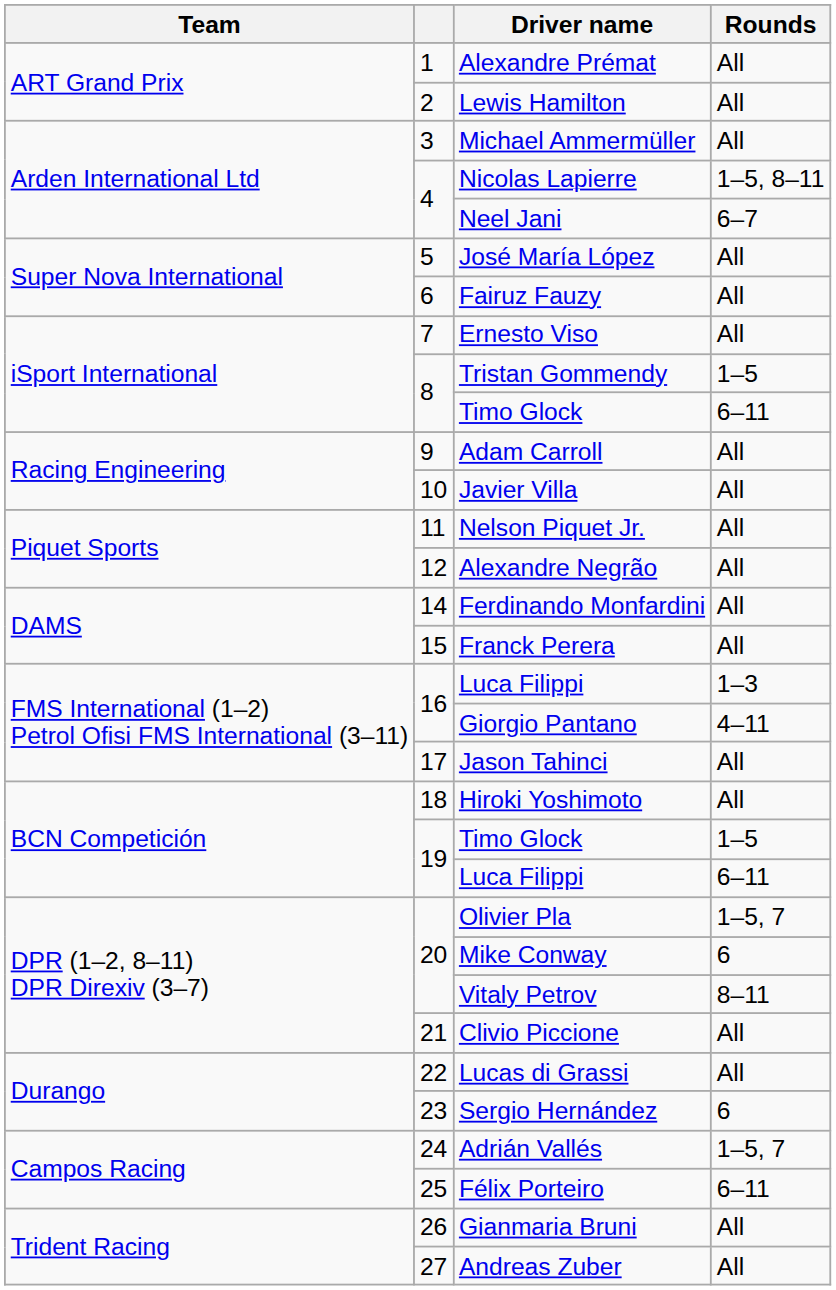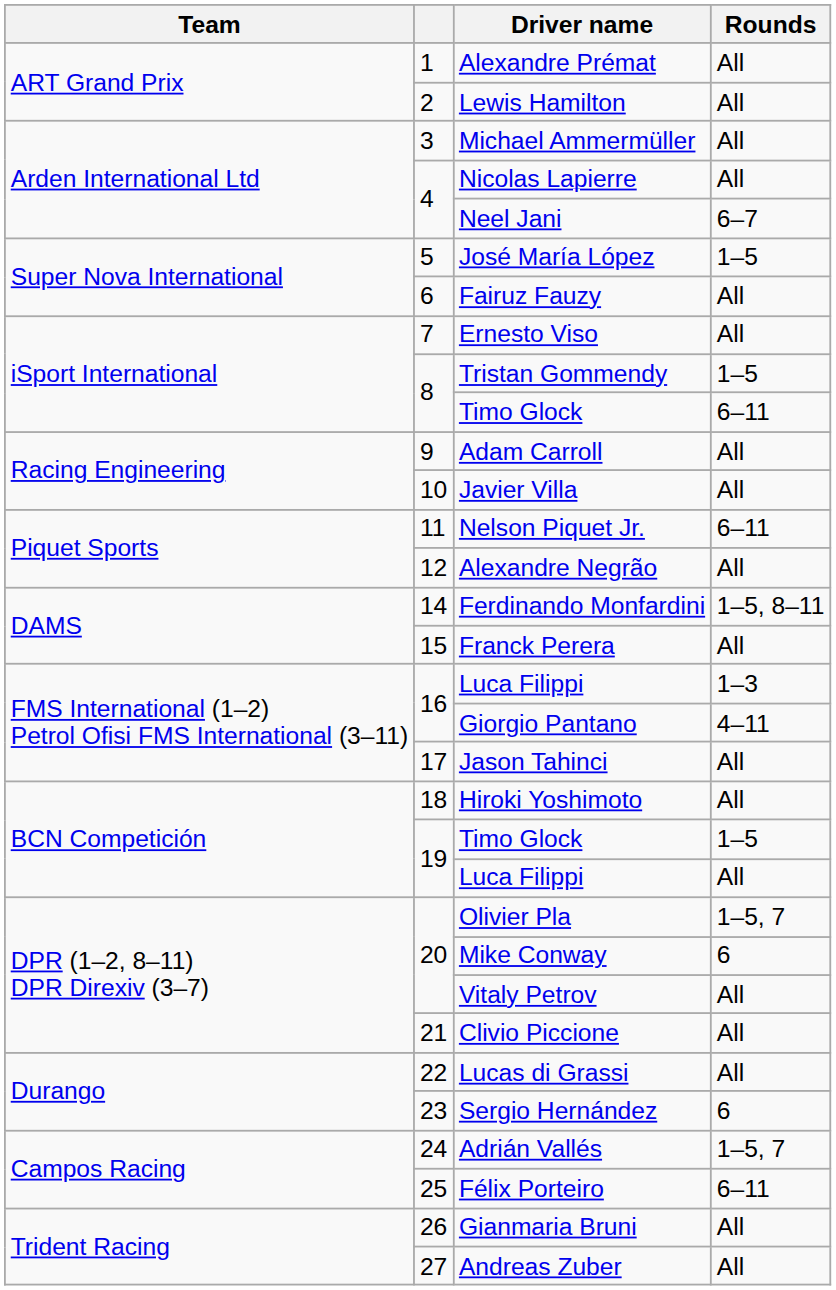(771, 179) 1–5, 8–11 -> (730, 179) All
(730, 257) All -> (737, 257) 1–5
(730, 528) All -> (743, 528) 6–11
(730, 606) All -> (771, 606) 1–5, 8–11
(743, 878) 6–11 -> (730, 878) All
(743, 994) 8–11 -> (730, 994) All
